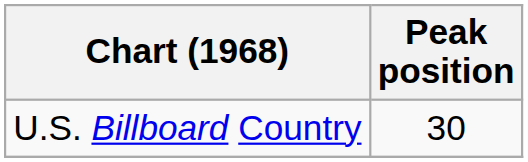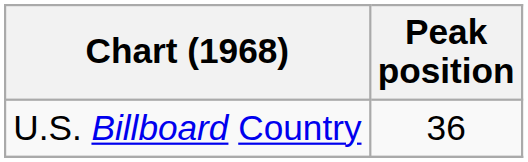(446, 127) 30 -> (446, 127) 36
